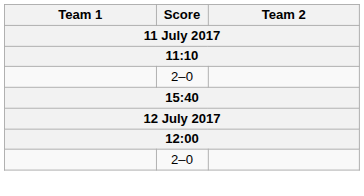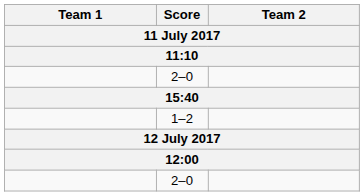+ row: (80, 119)
